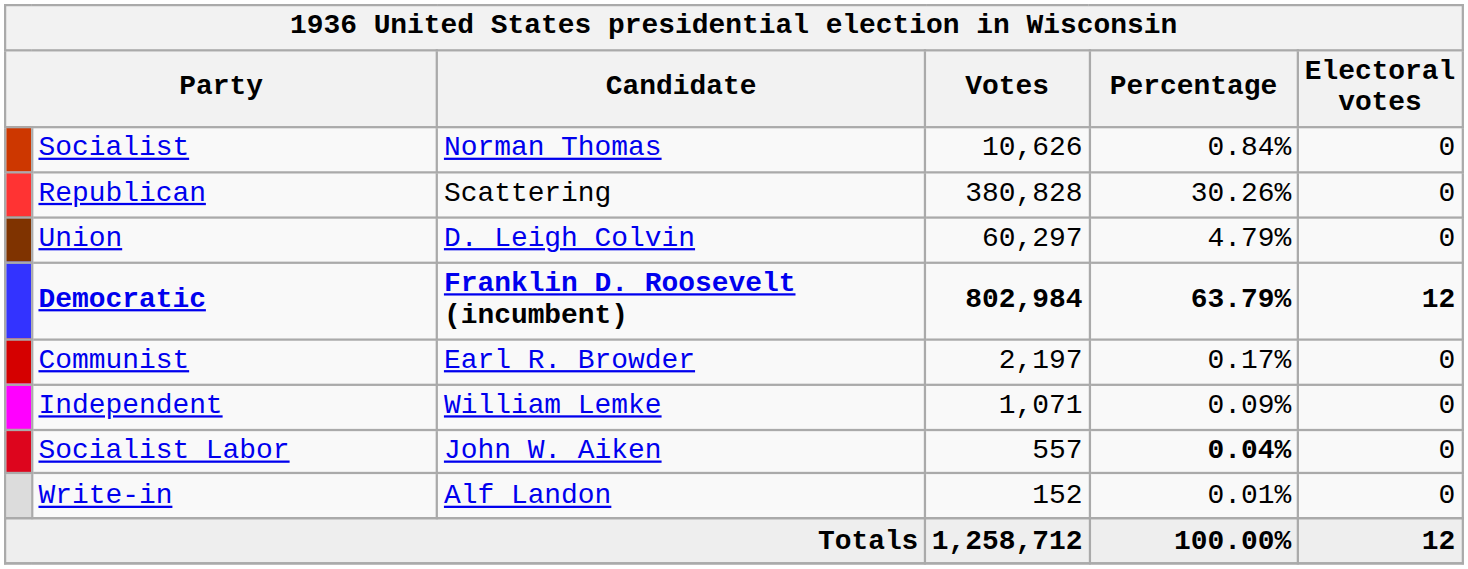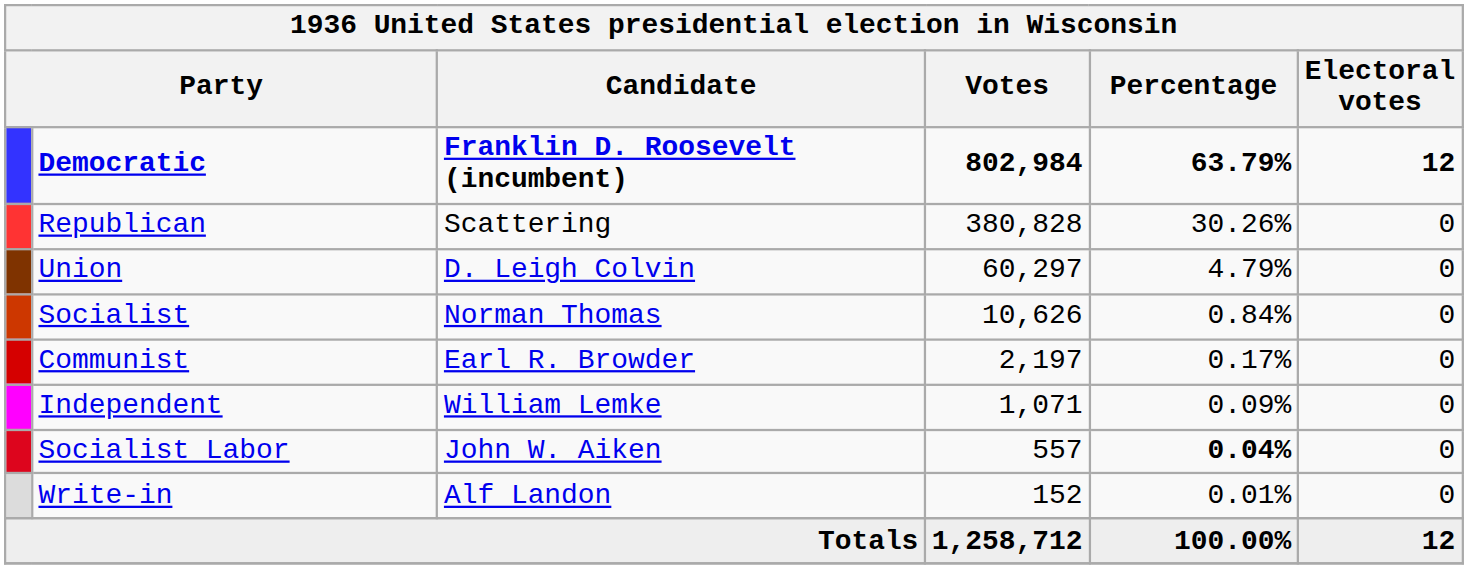rows swapped: (122, 301) <-> (114, 150)
